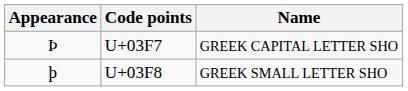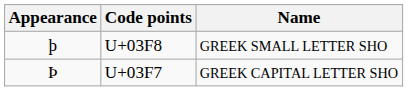rows swapped: (133, 45) <-> (133, 72)
